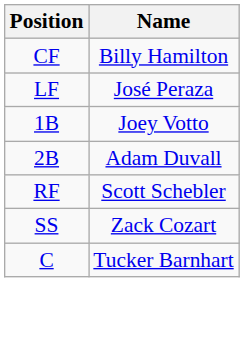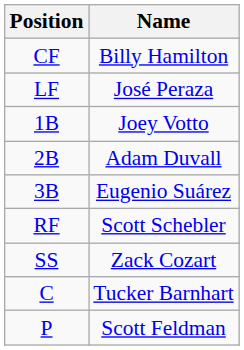+ row: (164, 191)
+ row: (164, 327)
